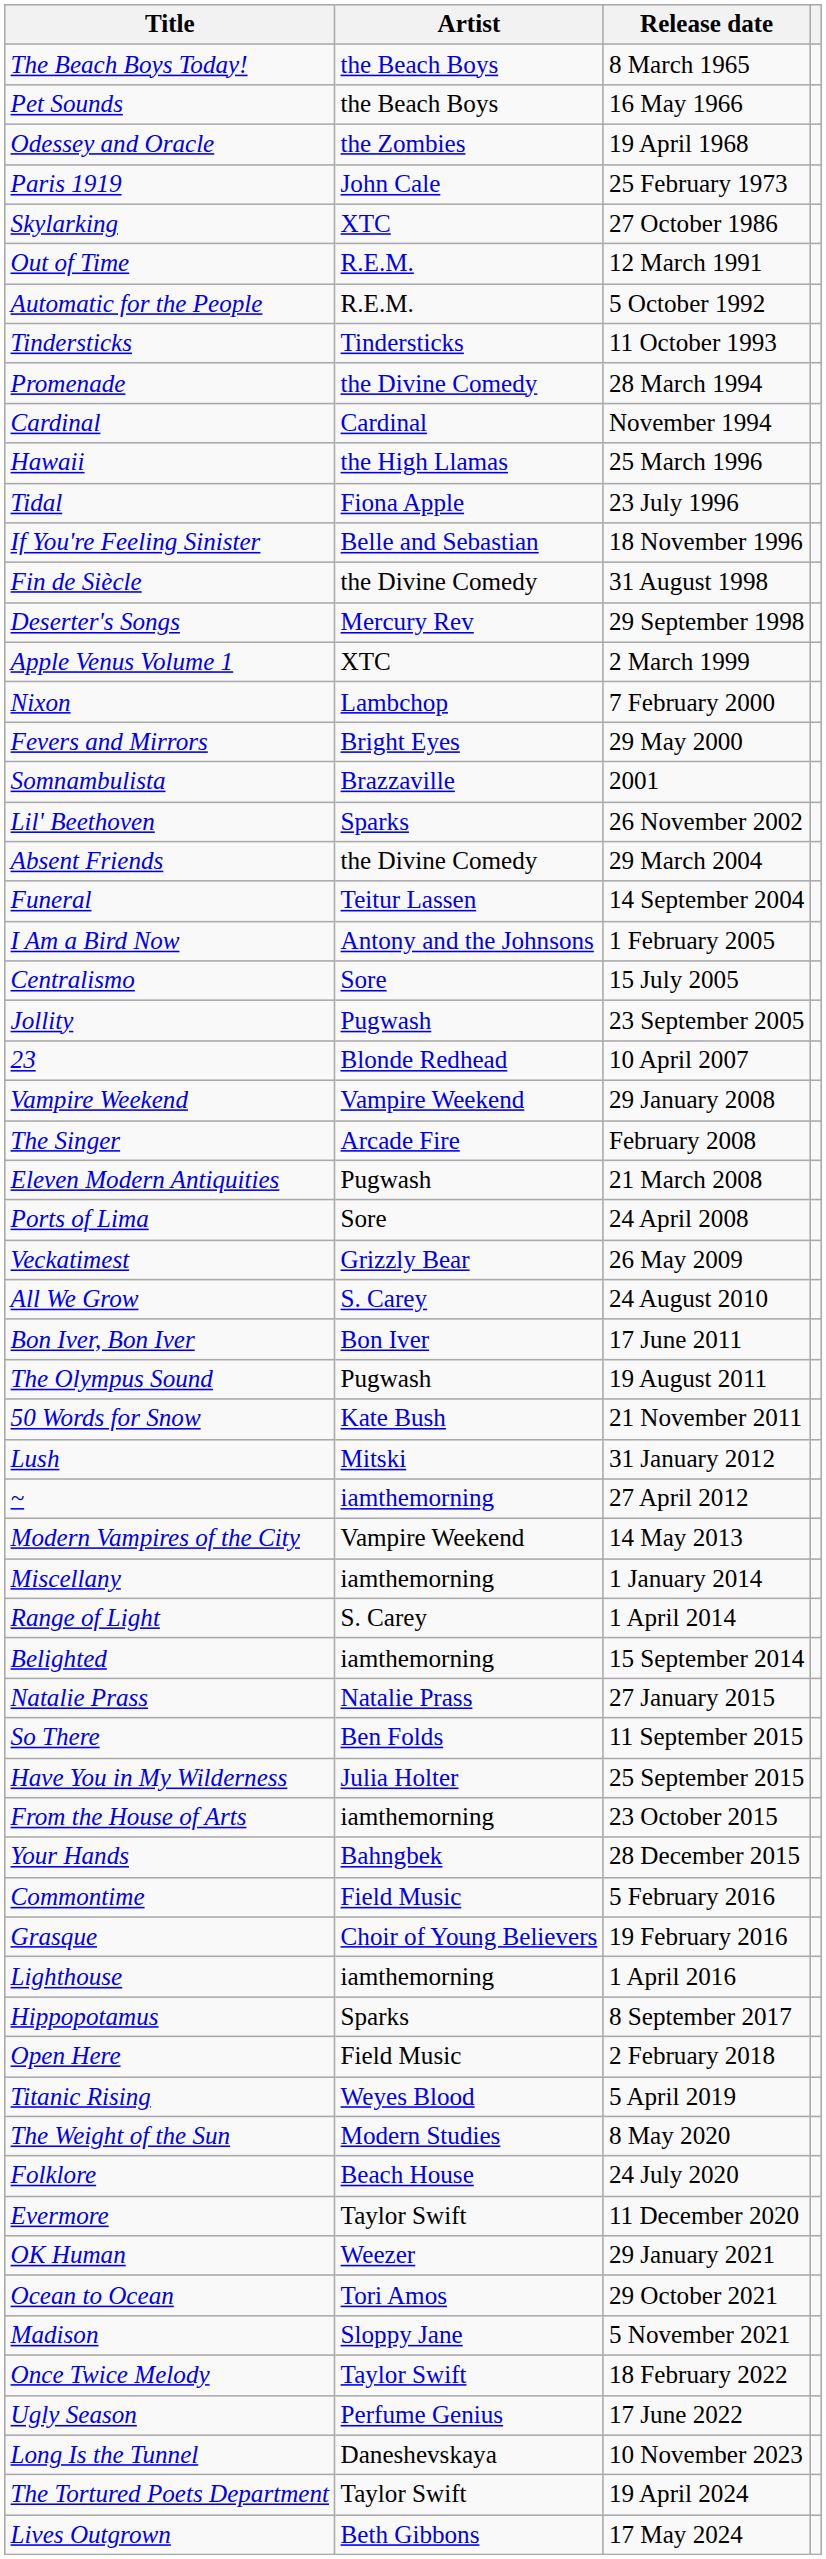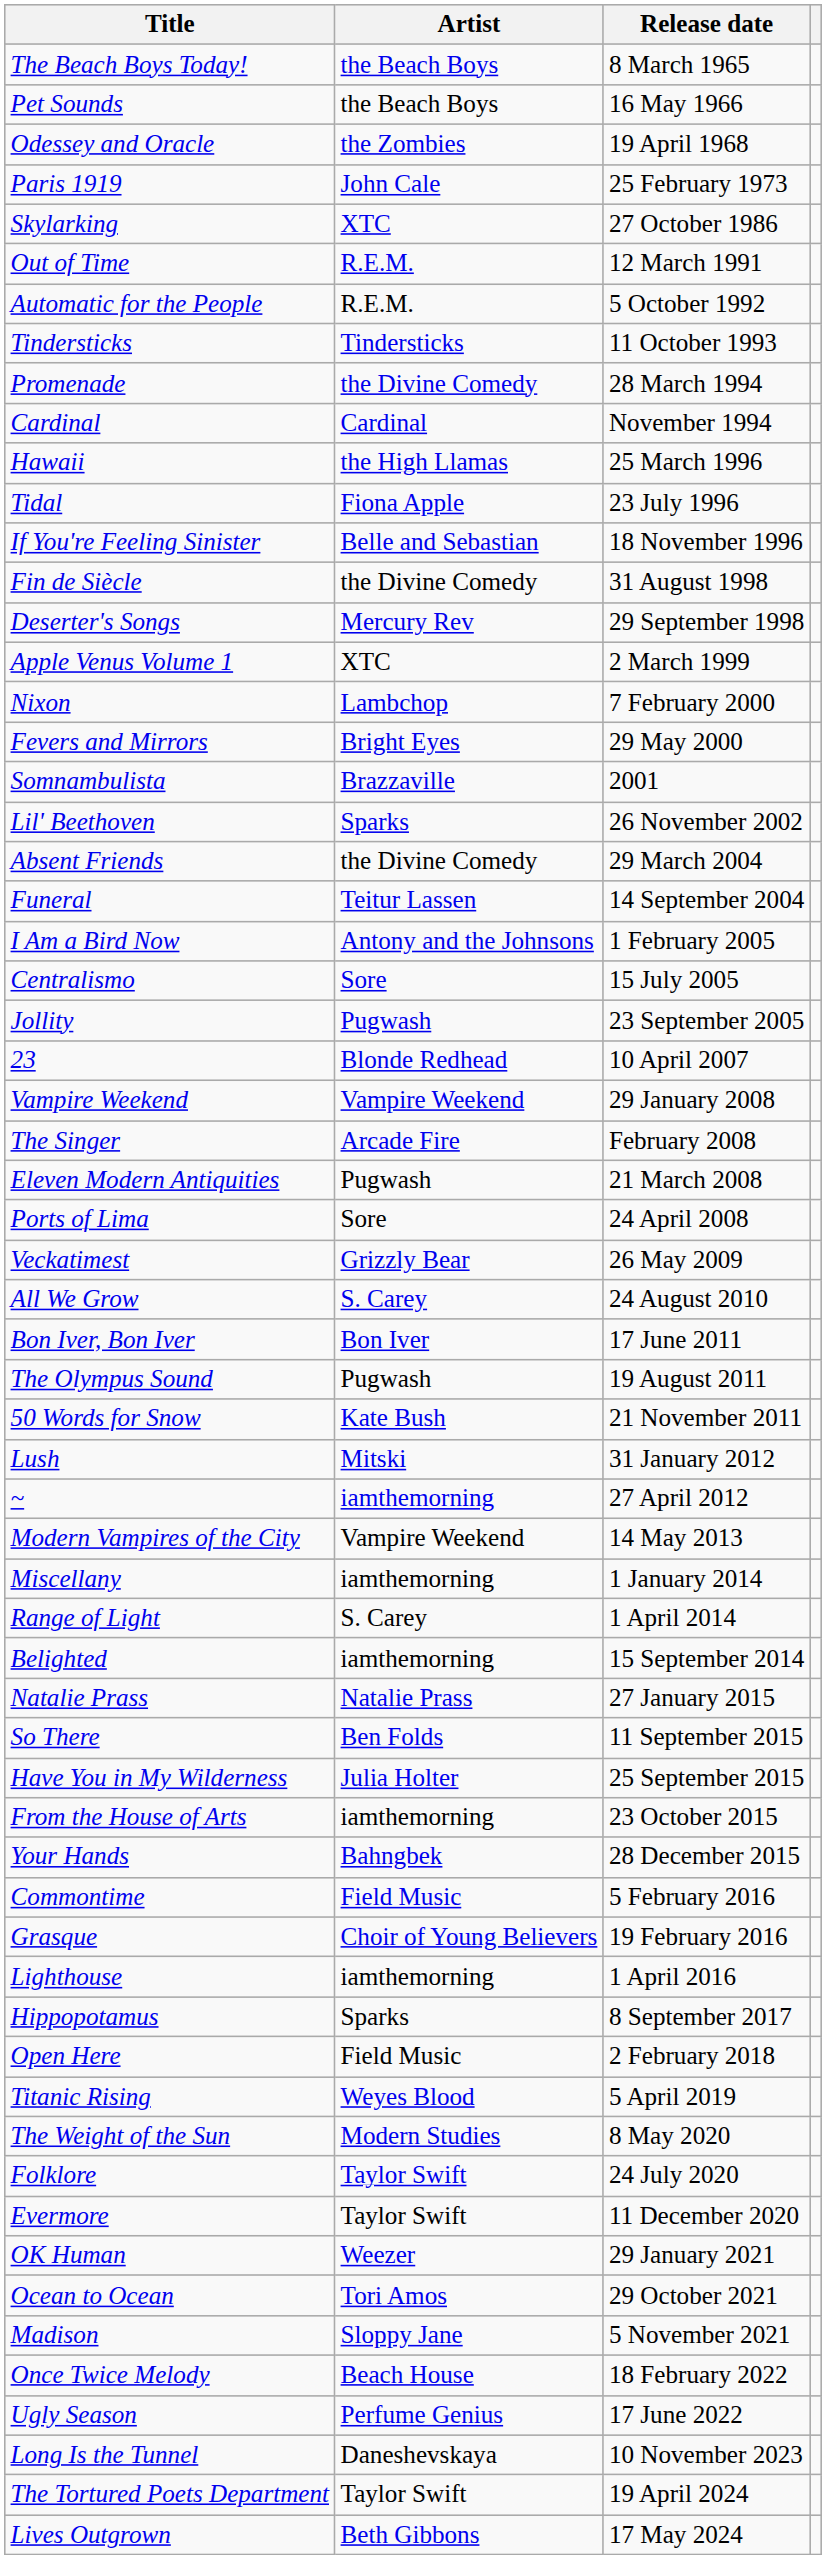(407, 2175) Beach House -> (404, 2175) Taylor Swift
(404, 2374) Taylor Swift -> (407, 2374) Beach House
